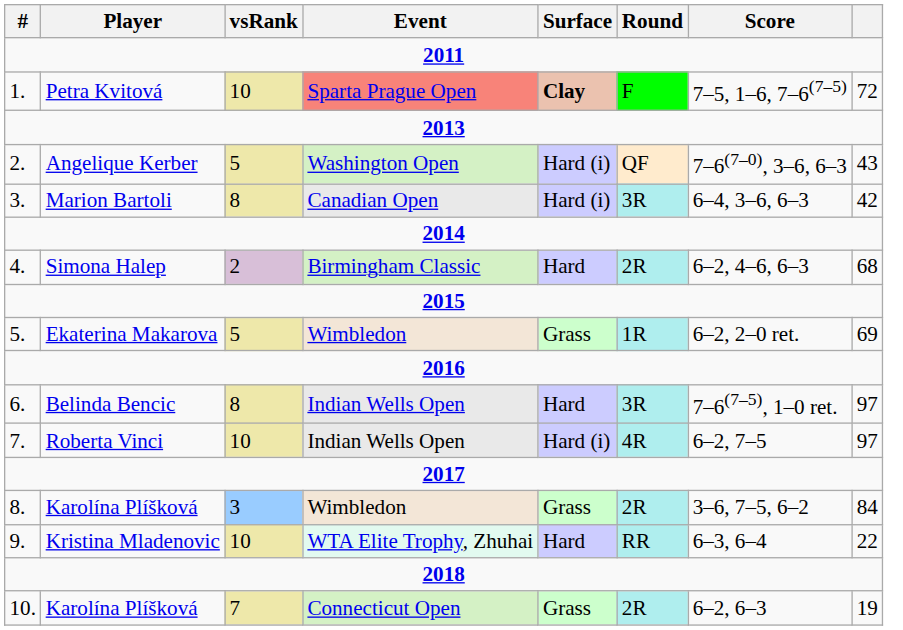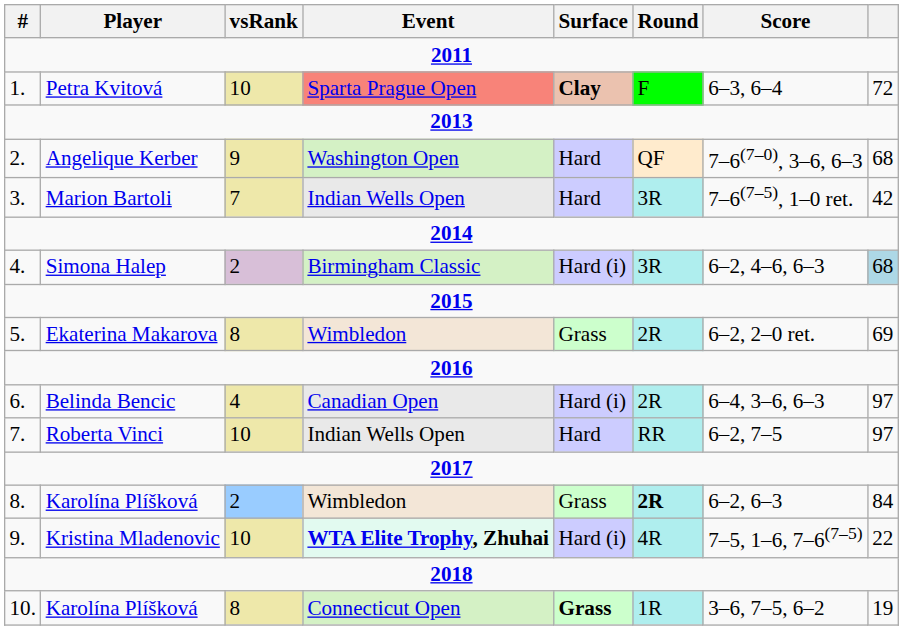(770, 91) 7–5, 1–6, 7–6(7–5) -> (745, 88) 6–3, 6–4
(235, 163) 5 -> (235, 158) 9
(577, 163) Hard (i) -> (580, 158) Hard
(867, 163) 43 -> (883, 158) 68
(235, 200) 8 -> (235, 197) 7
(373, 200) Canadian Open -> (386, 197) Indian Wells Open
(577, 200) Hard (i) -> (580, 197) Hard
(751, 200) 6–4, 3–6, 6–3 -> (781, 197) 7–6(7–5), 1–0 ret.
(564, 267) Hard -> (592, 267) Hard (i)
(634, 267) 2R -> (650, 267) 3R
(867, 267) no background -> (883, 267) lightblue background
(235, 334) 5 -> (235, 334) 8
(634, 334) 1R -> (650, 334) 2R
(235, 403) 8 -> (235, 401) 4
(386, 403) Indian Wells Open -> (373, 401) Canadian Open
(564, 403) Hard -> (592, 401) Hard (i)
(634, 403) 3R -> (650, 401) 2R
(765, 403) 7–6(7–5), 1–0 ret. -> (766, 401) 6–4, 3–6, 6–3
(577, 440) Hard (i) -> (580, 434) Hard
(634, 440) 4R -> (652, 434) RR
(235, 507) 3 -> (235, 501) 2
(634, 507) normal -> (650, 501) bold
(751, 507) 3–6, 7–5, 6–2 -> (745, 501) 6–2, 6–3
(420, 540) normal -> (428, 537) bold
(564, 540) Hard -> (592, 537) Hard (i)
(636, 540) RR -> (650, 537) 4R
(730, 540) 6–3, 6–4 -> (785, 537) 7–5, 1–6, 7–6(7–5)
(235, 607) 7 -> (235, 607) 8
(567, 607) normal -> (585, 607) bold
(634, 607) 2R -> (650, 607) 1R
(730, 607) 6–2, 6–3 -> (766, 607) 3–6, 7–5, 6–2
